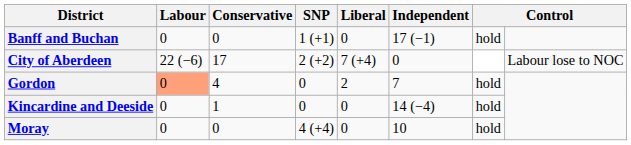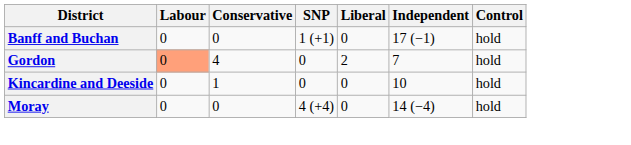- row: (60, 60)
(414, 106) 14 (−4) -> (399, 83) 10
(399, 128) 10 -> (414, 106) 14 (−4)
